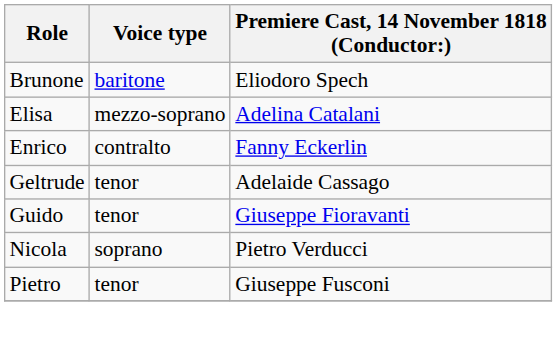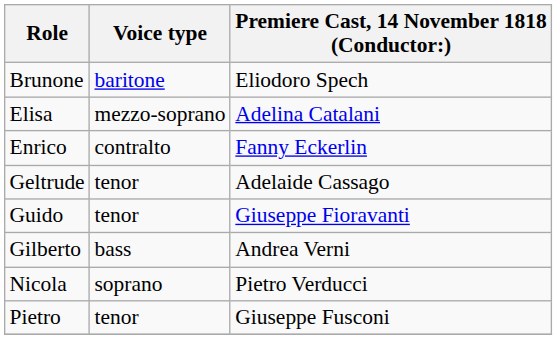+ row: (45, 249)
